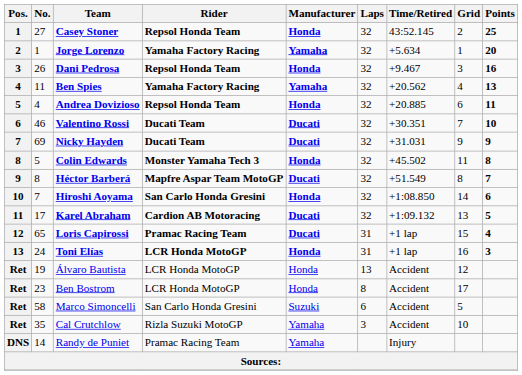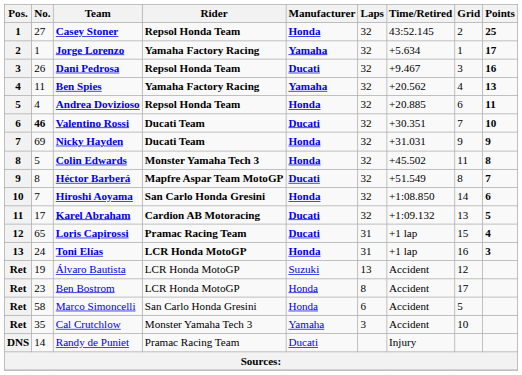(491, 50) 20 -> (491, 50) 17
(304, 68) Honda -> (304, 68) Ducati
(40, 123) normal -> (40, 123) bold
(304, 141) Ducati -> (304, 141) Honda
(303, 269) Honda -> (304, 269) Suzuki
(304, 306) Suzuki -> (303, 306) Honda
(194, 324) Rizla Suzuki MotoGP -> (199, 324) Monster Yamaha Tech 3
(306, 343) Yamaha -> (303, 343) Ducati
